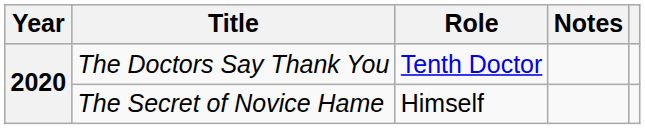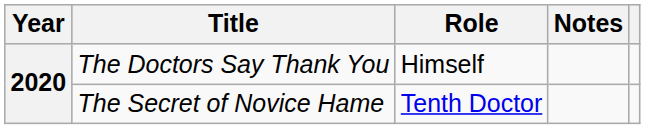(472, 63) Tenth Doctor -> (442, 63) Himself
(442, 103) Himself -> (472, 103) Tenth Doctor
